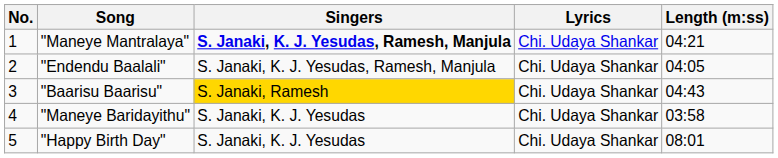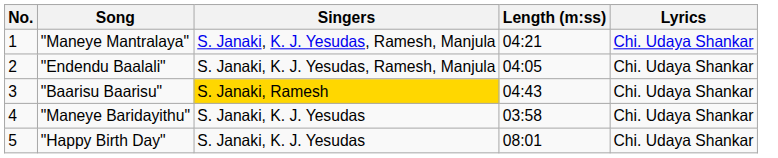columns swapped: (588, 17) <-> (717, 17)
(354, 42) bold -> (346, 42) normal
